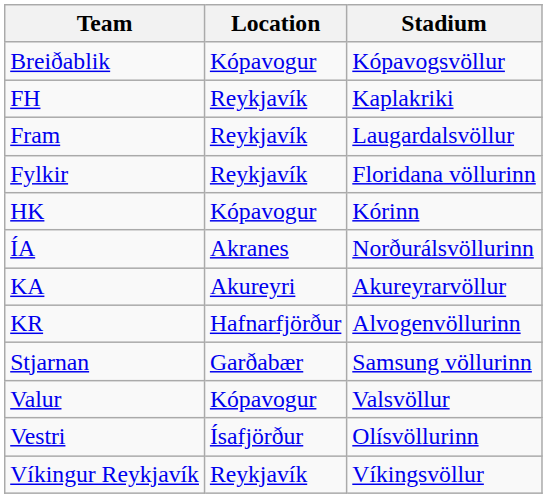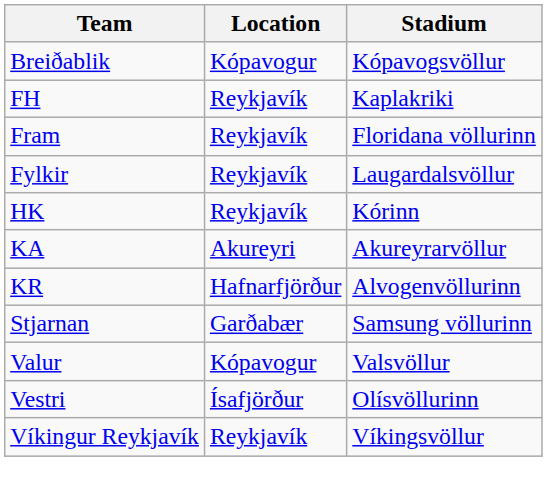(433, 135) Laugardalsvöllur -> (444, 135) Floridana völlurinn
(444, 173) Floridana völlurinn -> (433, 173) Laugardalsvöllur
(263, 211) Kópavogur -> (259, 211) Reykjavík
- row: (23, 248)
